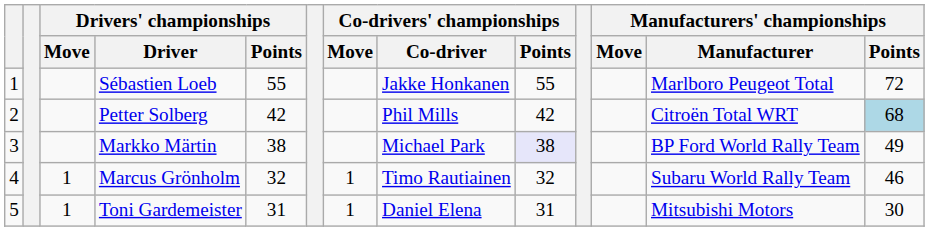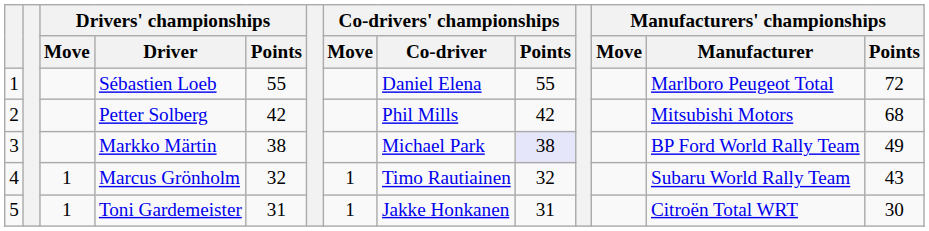(446, 83) Jakke Honkanen -> (432, 83) Daniel Elena
(724, 114) Citroën Total WRT -> (722, 114) Mitsubishi Motors
(894, 114) lightblue background -> (894, 114) no background
(894, 178) 46 -> (894, 178) 43
(432, 209) Daniel Elena -> (446, 209) Jakke Honkanen
(722, 209) Mitsubishi Motors -> (724, 209) Citroën Total WRT
